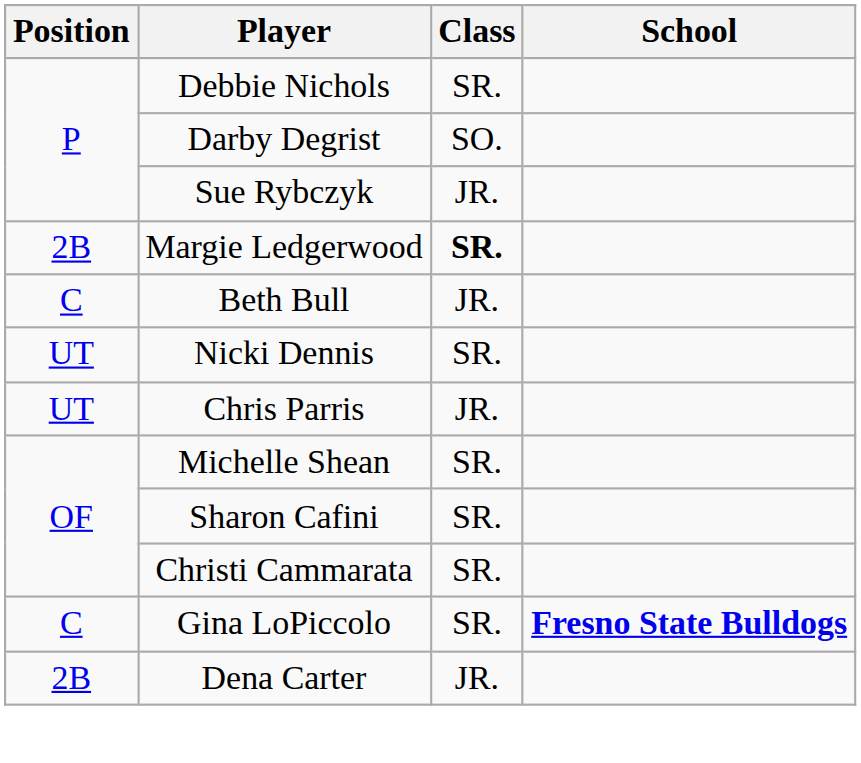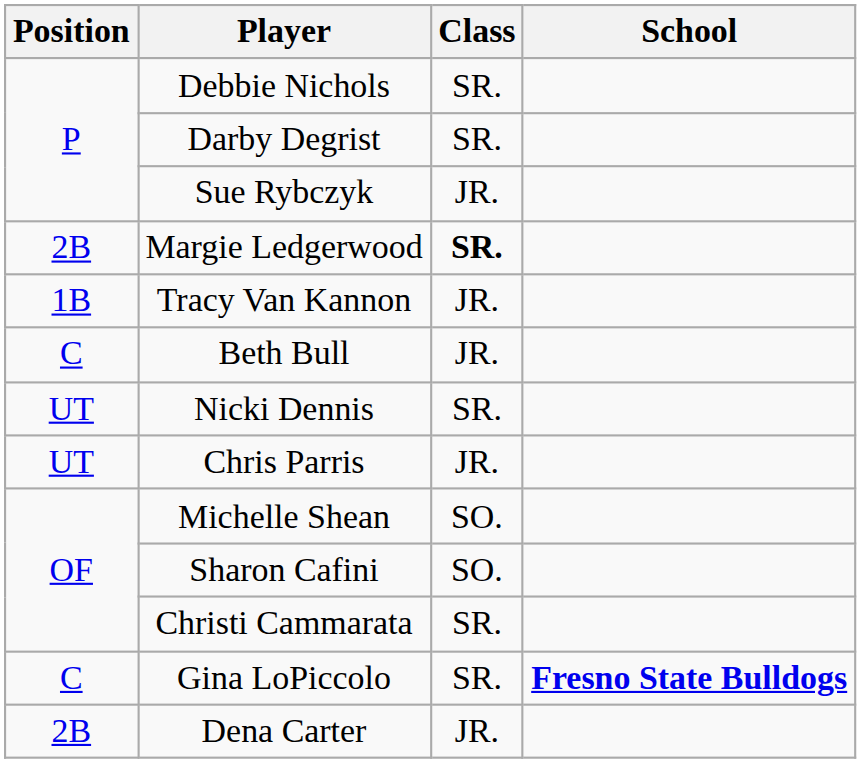(477, 138) SO. -> (477, 138) SR.
+ row: (284, 300)
(477, 461) SR. -> (477, 515) SO.
(477, 515) SR. -> (477, 569) SO.
